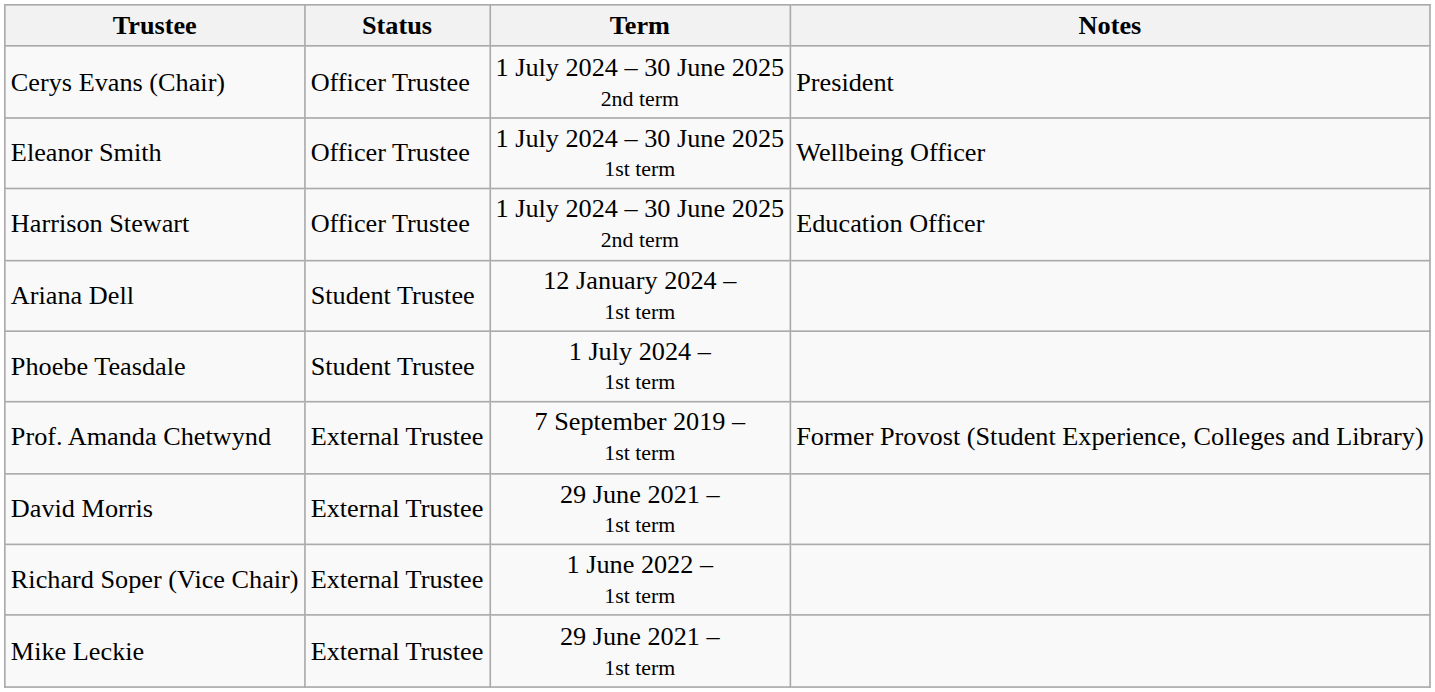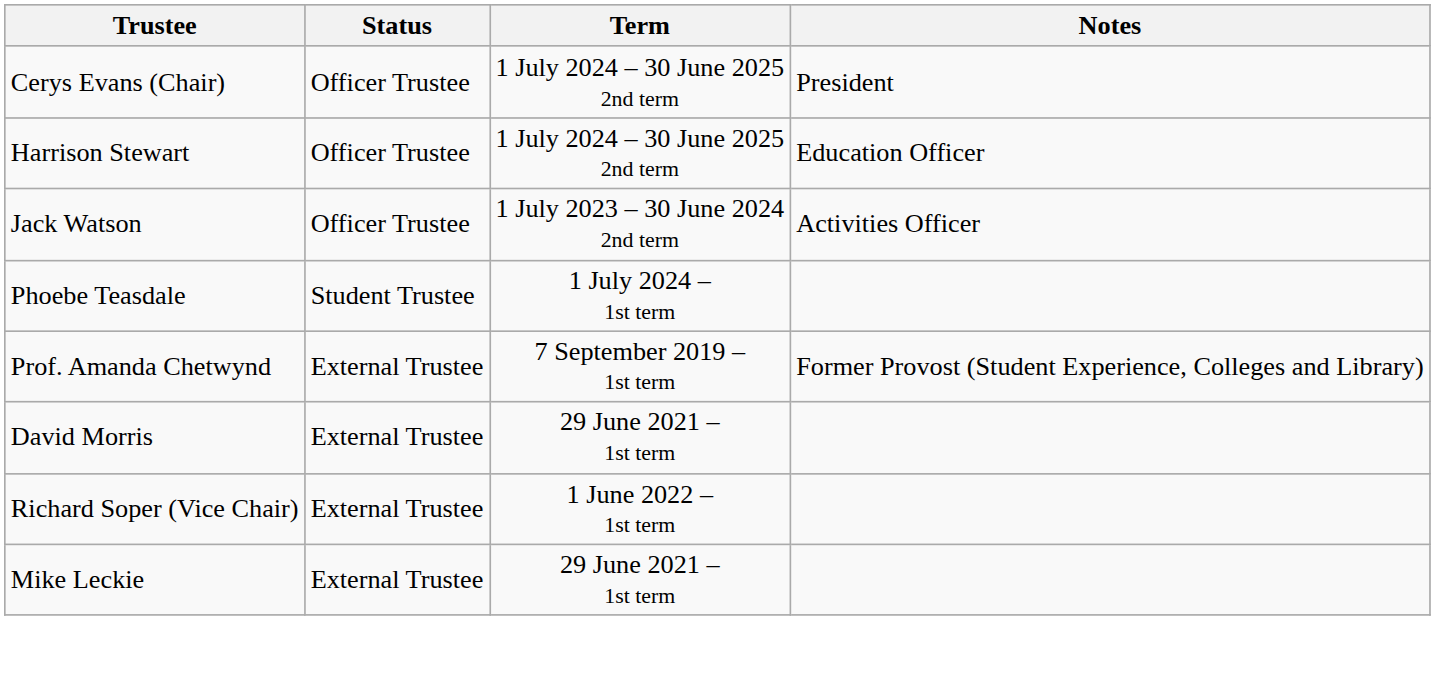- row: (86, 152)
+ row: (76, 223)
- row: (72, 295)
